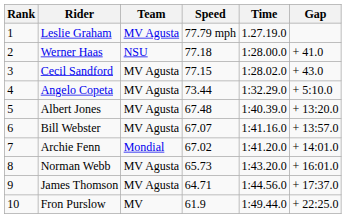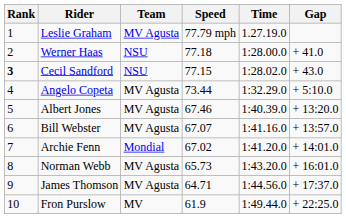(10, 71) normal -> (10, 71) bold
(151, 71) MV Agusta -> (136, 71) NSU
(198, 109) 67.48 -> (198, 109) 67.46
